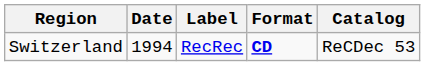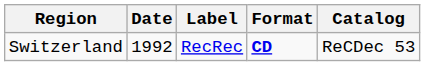(152, 47) 1994 -> (152, 47) 1992
